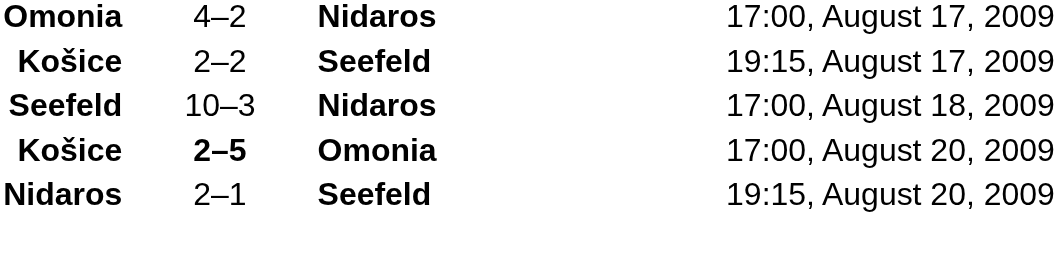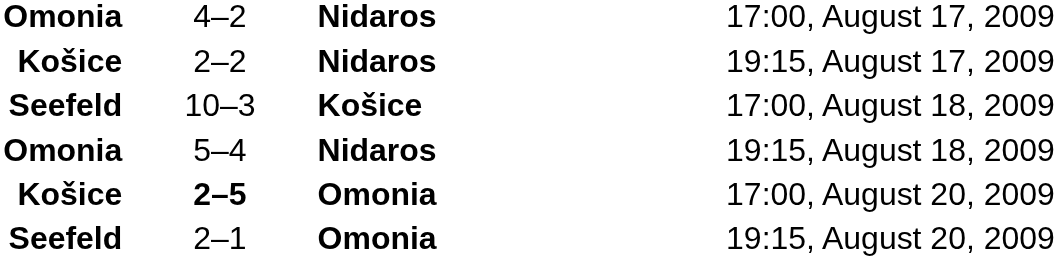(374, 61) Seefeld -> (377, 61) Nidaros
(377, 105) Nidaros -> (370, 105) Košice
+ row: (890, 150)
(63, 194) Nidaros -> (65, 238) Seefeld
(374, 194) Seefeld -> (377, 238) Omonia
